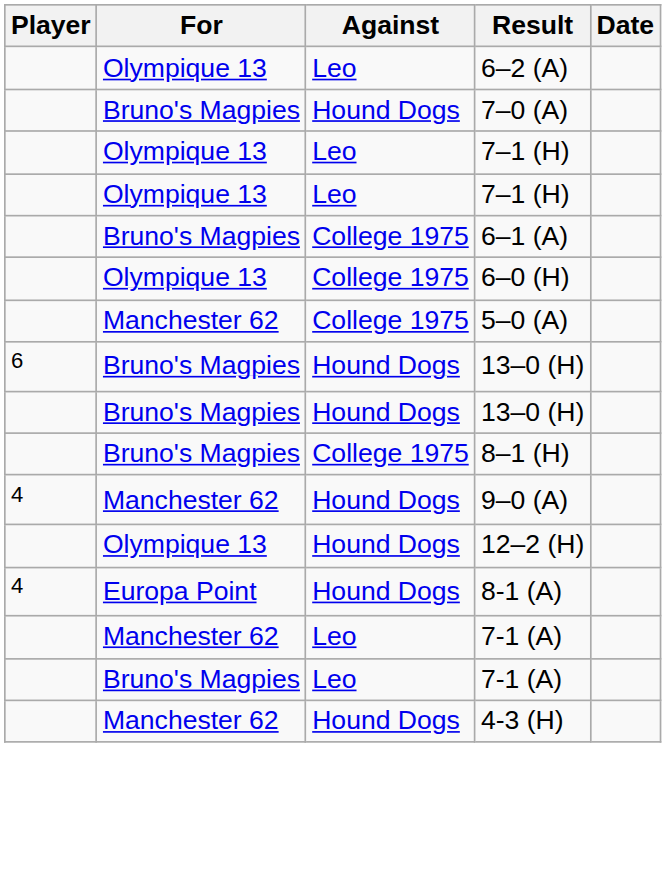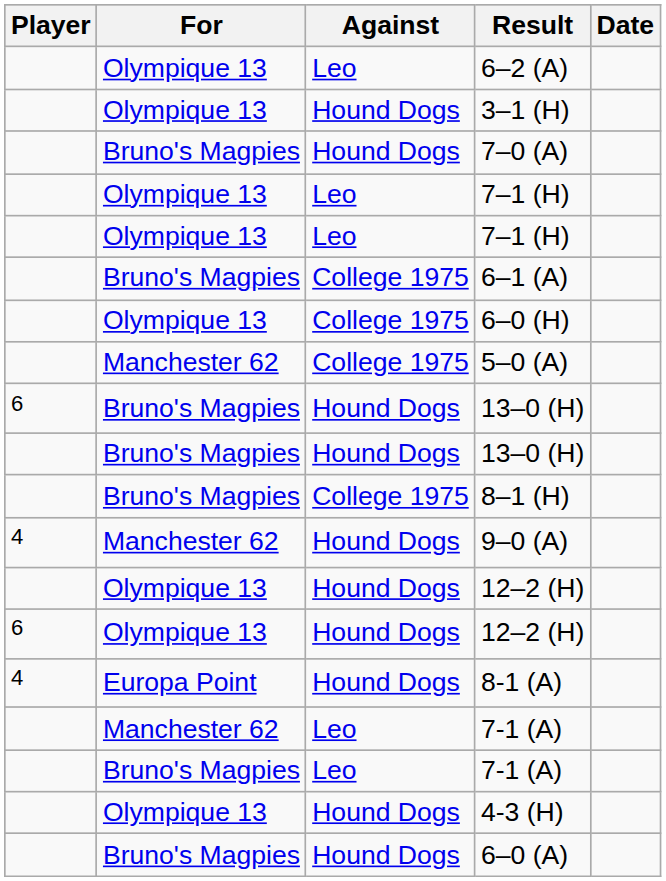+ row: (51, 110)
+ row: (17, 627)
(191, 721) Manchester 62 -> (185, 812) Olympique 13
+ row: (51, 855)
